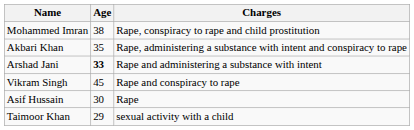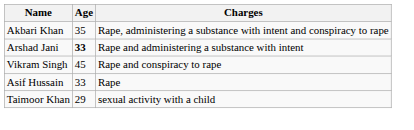- row: (47, 30)
(99, 99) 30 -> (80, 82) 33
